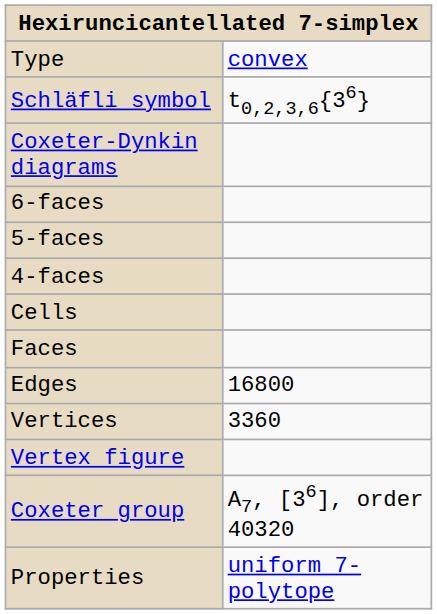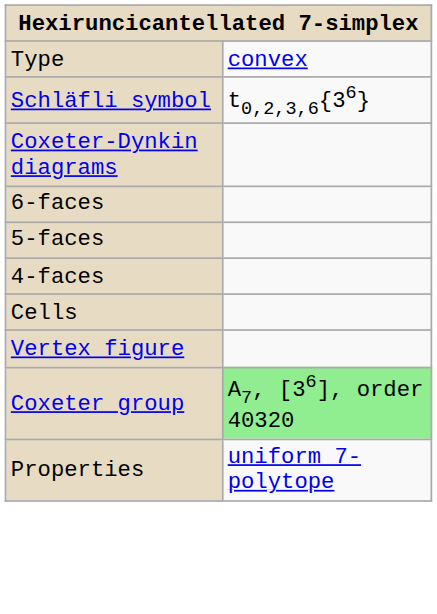- row: (44, 349)
- row: (44, 385)
- row: (64, 421)
(326, 512) no background -> (326, 403) lightgreen background
